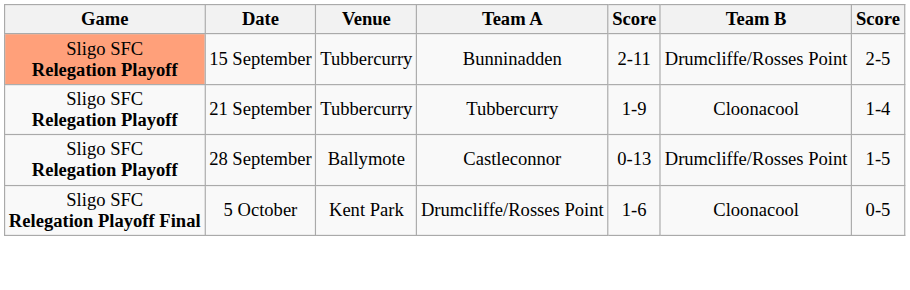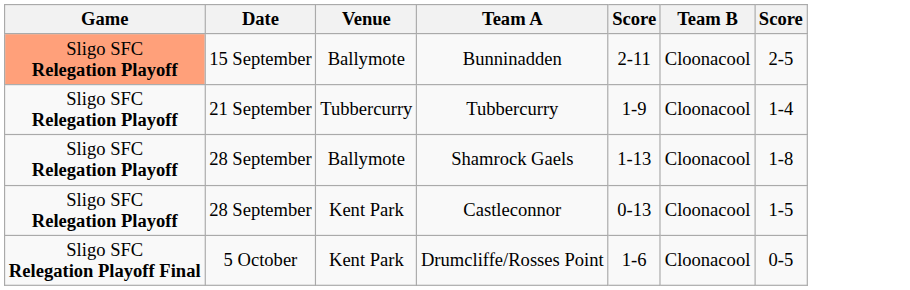(366, 59) Tubbercurry -> (366, 59) Ballymote
(756, 59) Drumcliffe/Rosses Point -> (708, 59) Cloonacool
+ row: (512, 159)
(366, 159) Ballymote -> (366, 210) Kent Park
(756, 159) Drumcliffe/Rosses Point -> (708, 210) Cloonacool
